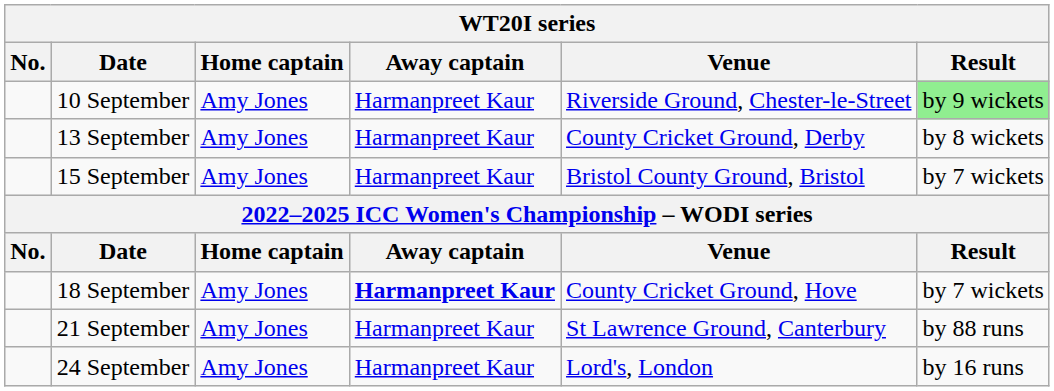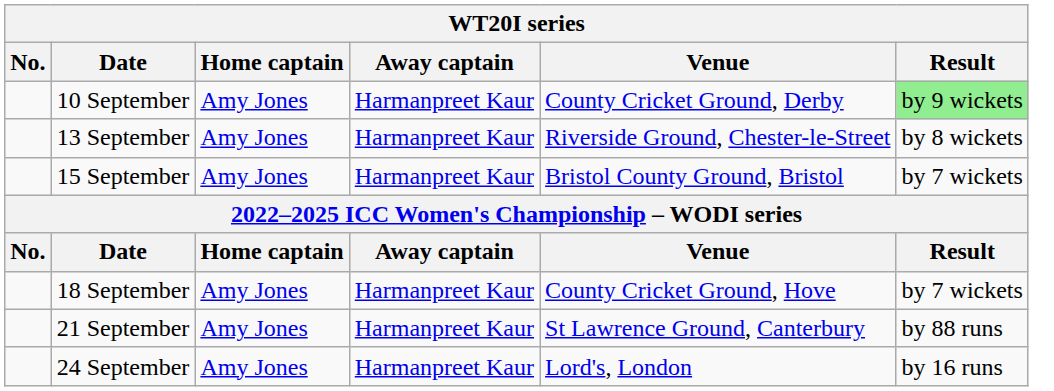(739, 99) Riverside Ground, Chester-le-Street -> (694, 99) County Cricket Ground, Derby
(715, 137) County Cricket Ground, Derby -> (718, 137) Riverside Ground, Chester-le-Street
(455, 289) bold -> (444, 289) normal
